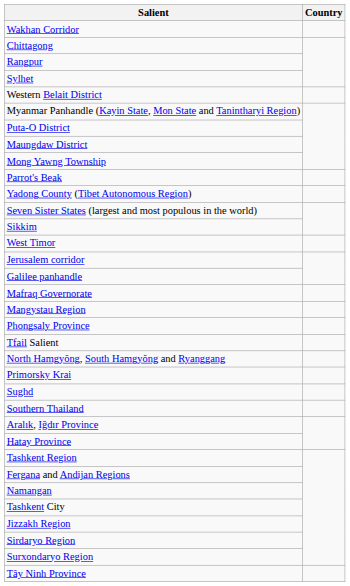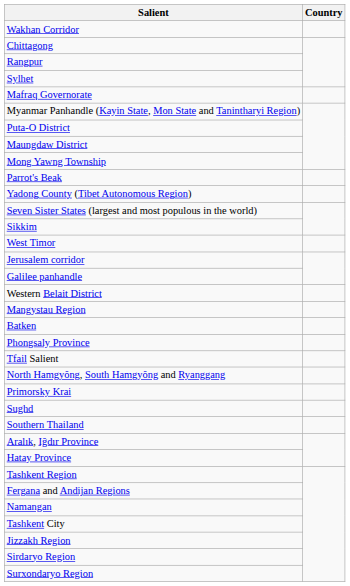rows swapped: (54, 95) <-> (49, 293)
+ row: (21, 326)
- row: (46, 573)
